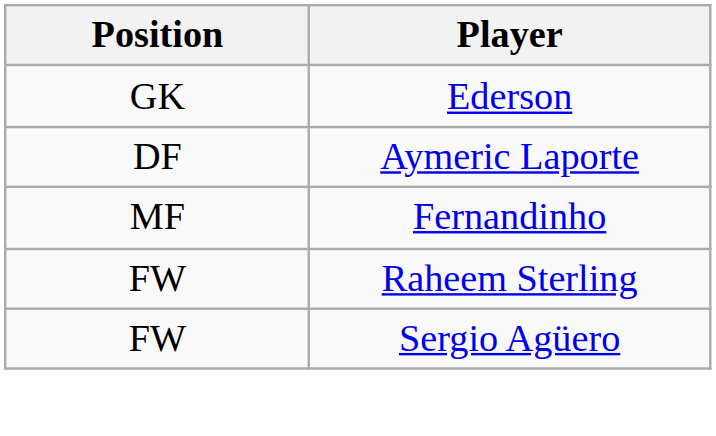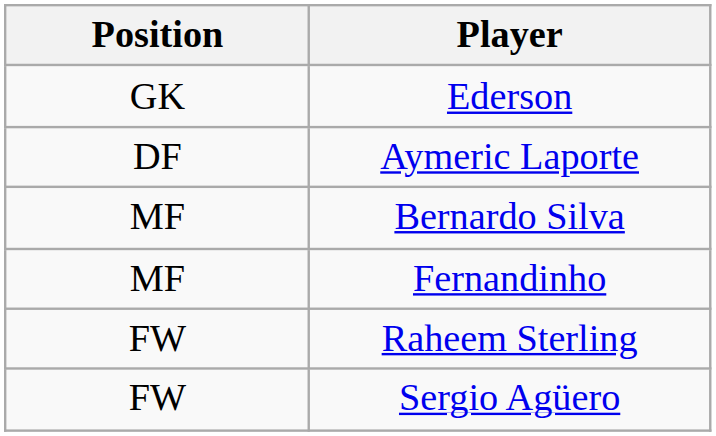+ row: (510, 216)
